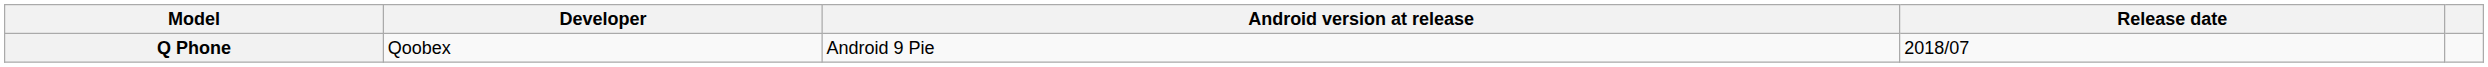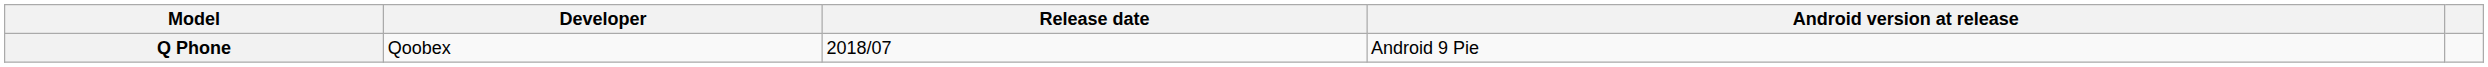columns swapped: (2172, 19) <-> (1361, 19)
